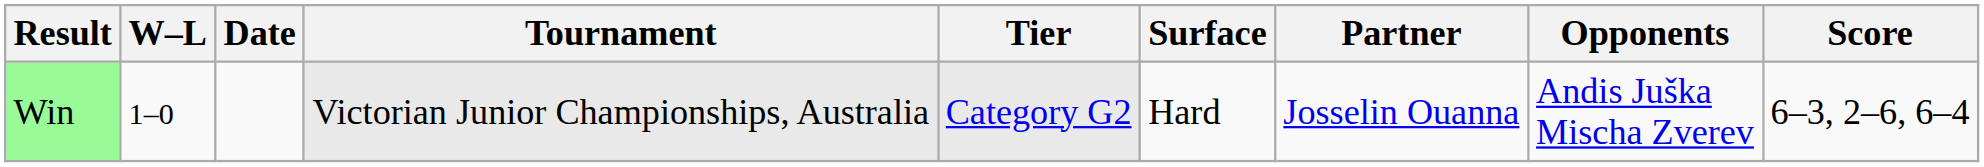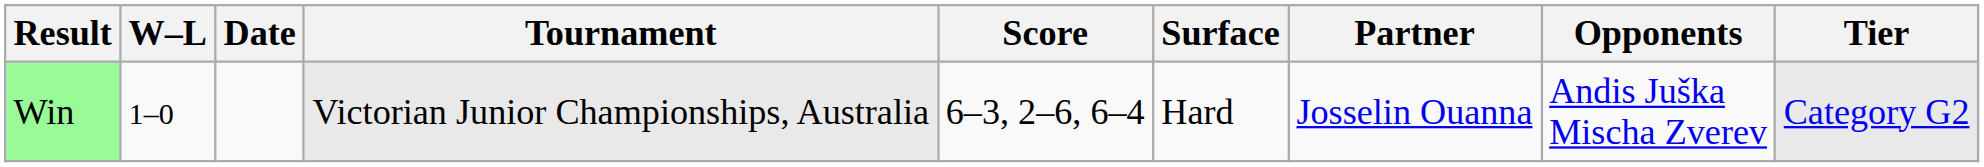columns swapped: (1039, 33) <-> (1870, 33)
